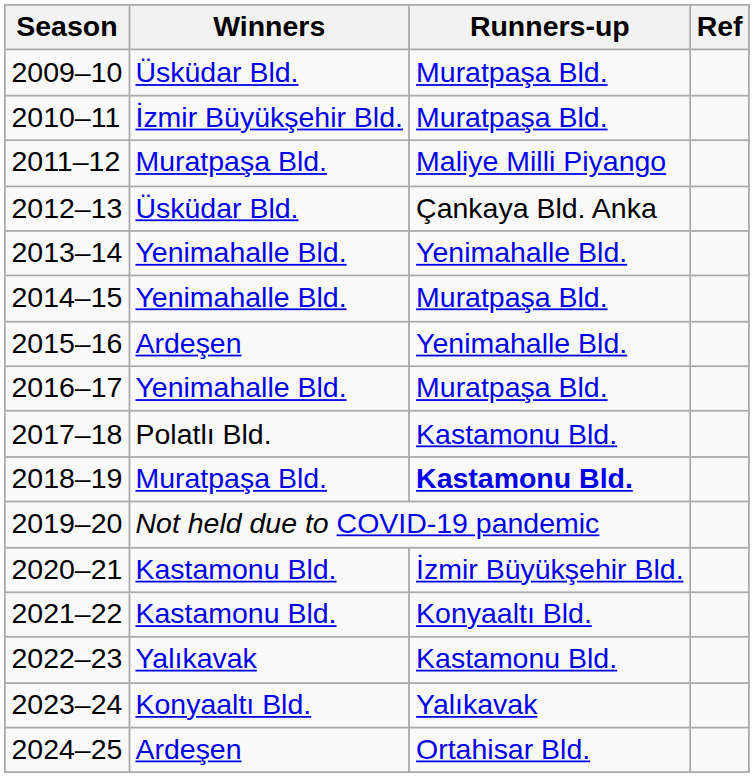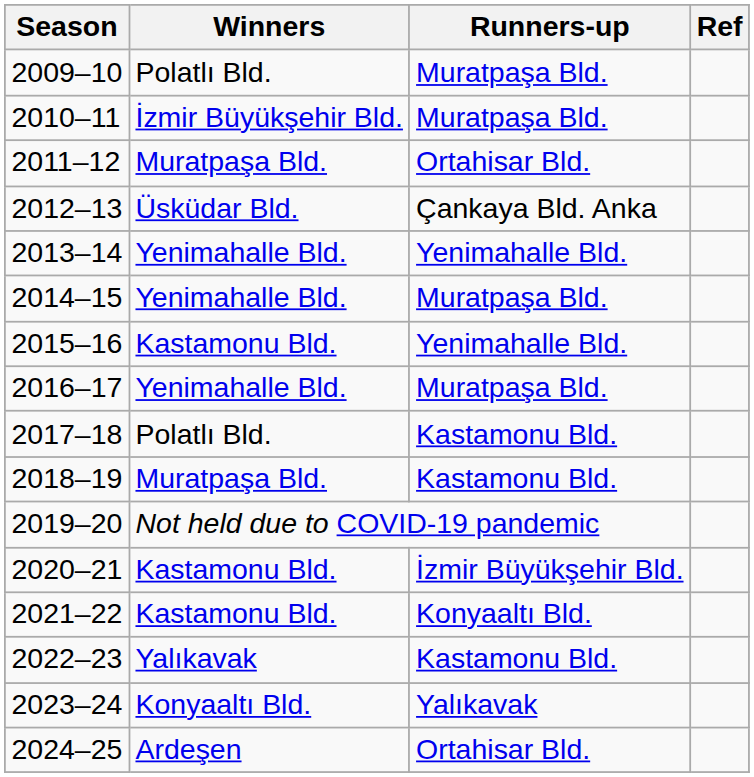(217, 72) Üsküdar Bld. -> (204, 72) Polatlı Bld.
(541, 162) Maliye Milli Piyango -> (503, 162) Ortahisar Bld.
(189, 343) Ardeşen -> (236, 343) Kastamonu Bld.
(524, 478) bold -> (517, 478) normal
